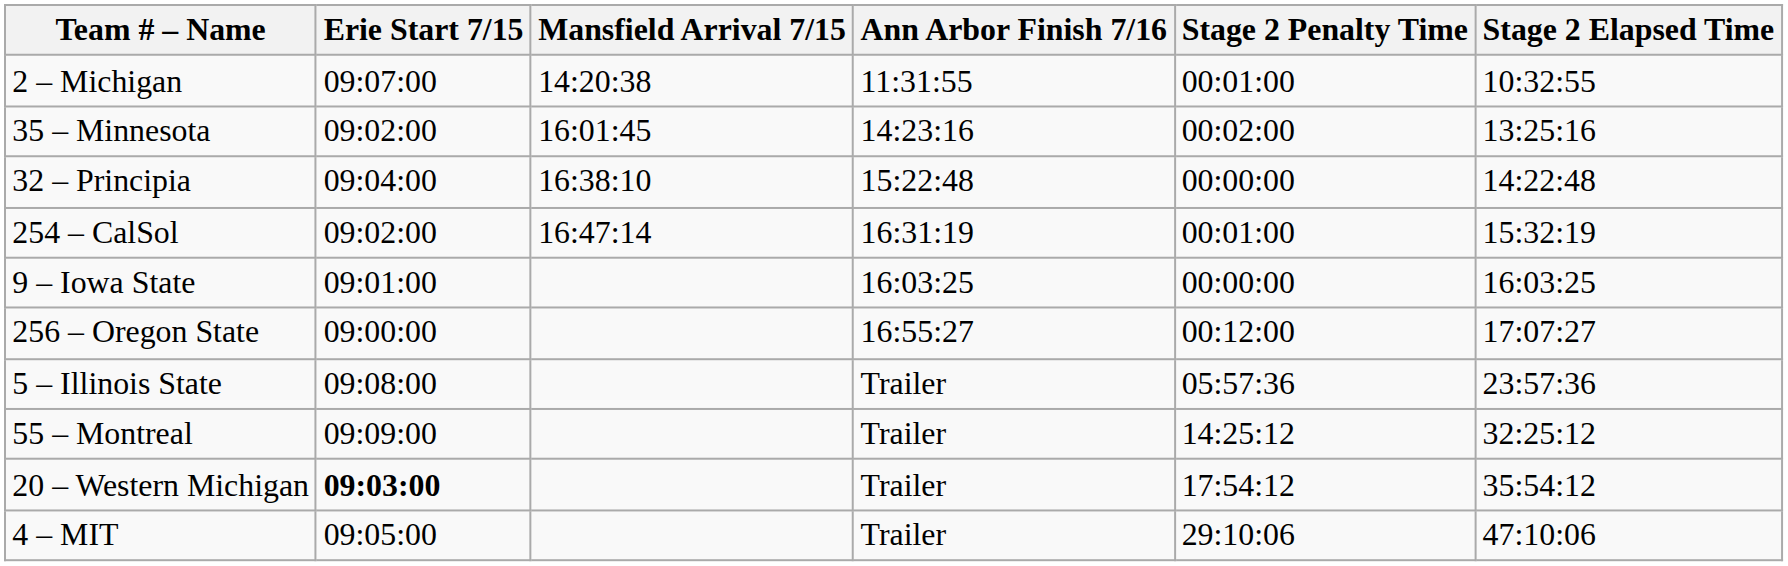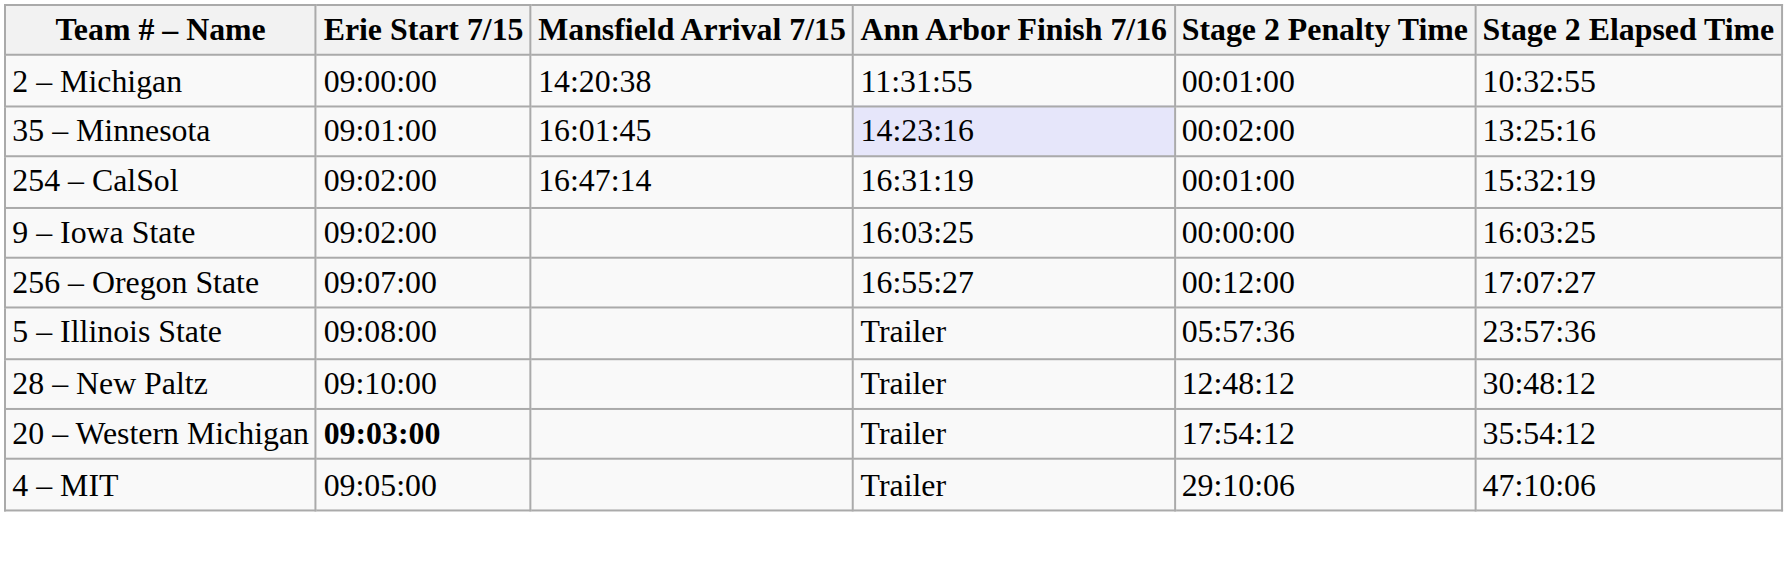(380, 80) 09:07:00 -> (380, 80) 09:00:00
(380, 130) 09:02:00 -> (380, 130) 09:01:00
(917, 130) no background -> (917, 130) lavender background
- row: (102, 181)
(380, 282) 09:01:00 -> (380, 231) 09:02:00
(380, 332) 09:00:00 -> (380, 282) 09:07:00
+ row: (110, 383)
- row: (103, 433)
